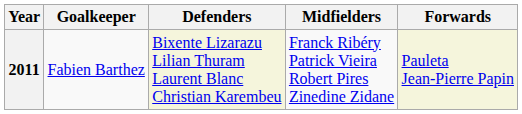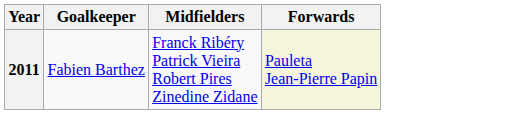- column: (217, 17)
